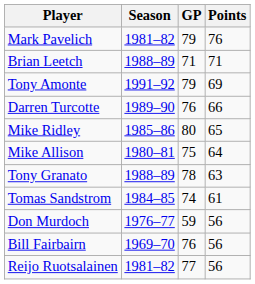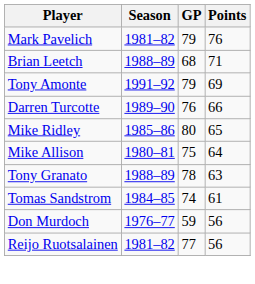(189, 61) 71 -> (189, 61) 68
- row: (47, 244)
